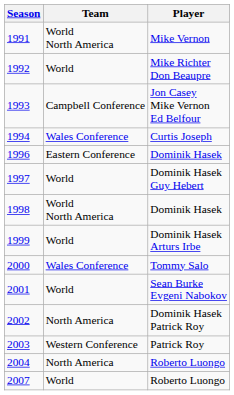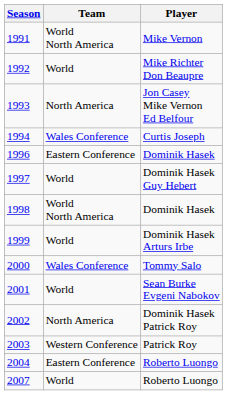(95, 105) Campbell Conference -> (80, 105) North America
(80, 362) North America -> (90, 362) Eastern Conference
